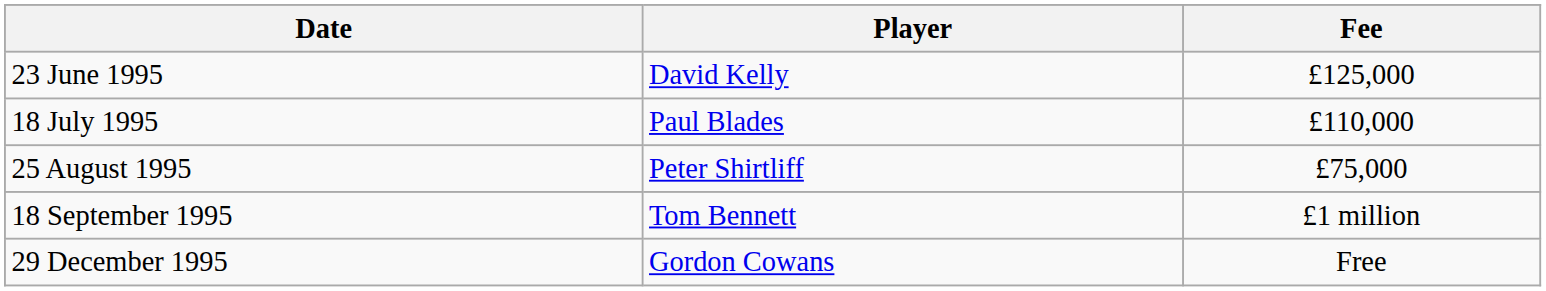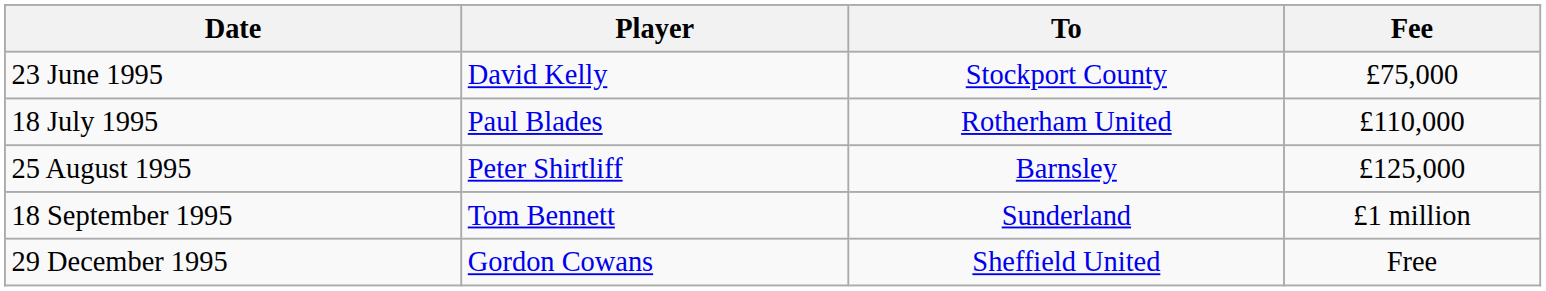+ column: (1066, 28)
(1361, 74) £125,000 -> (1412, 74) £75,000
(1361, 168) £75,000 -> (1412, 168) £125,000
